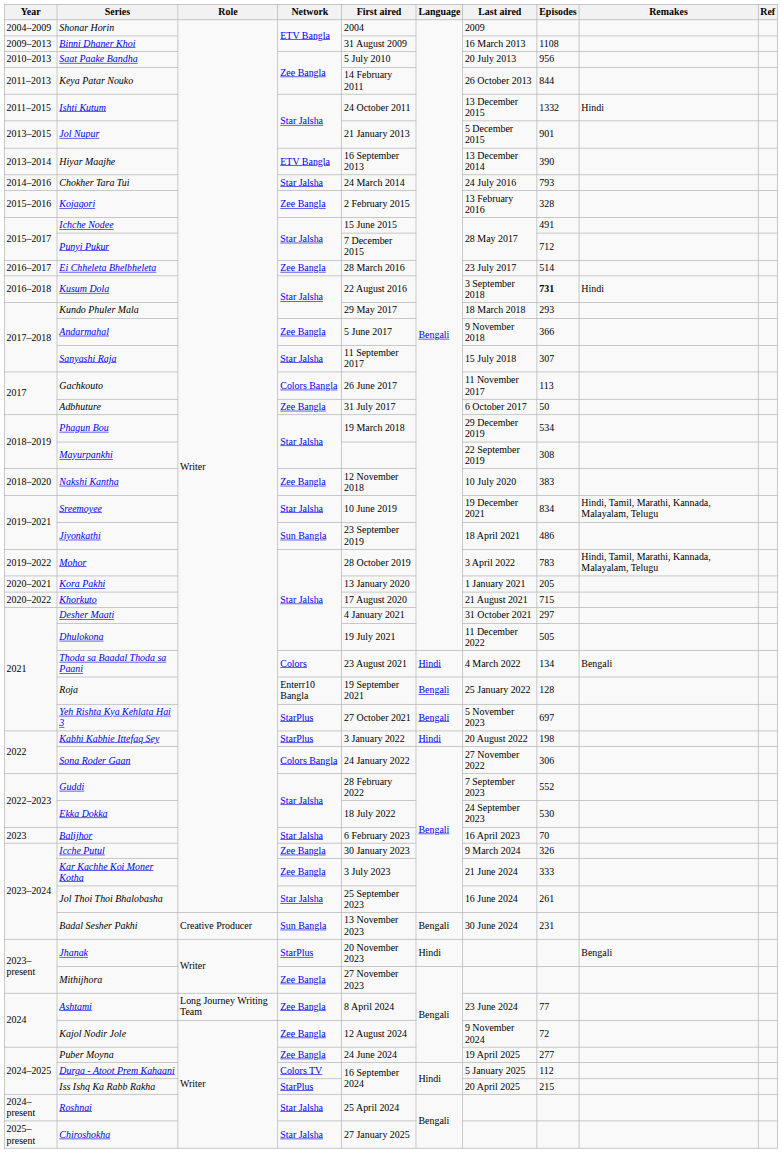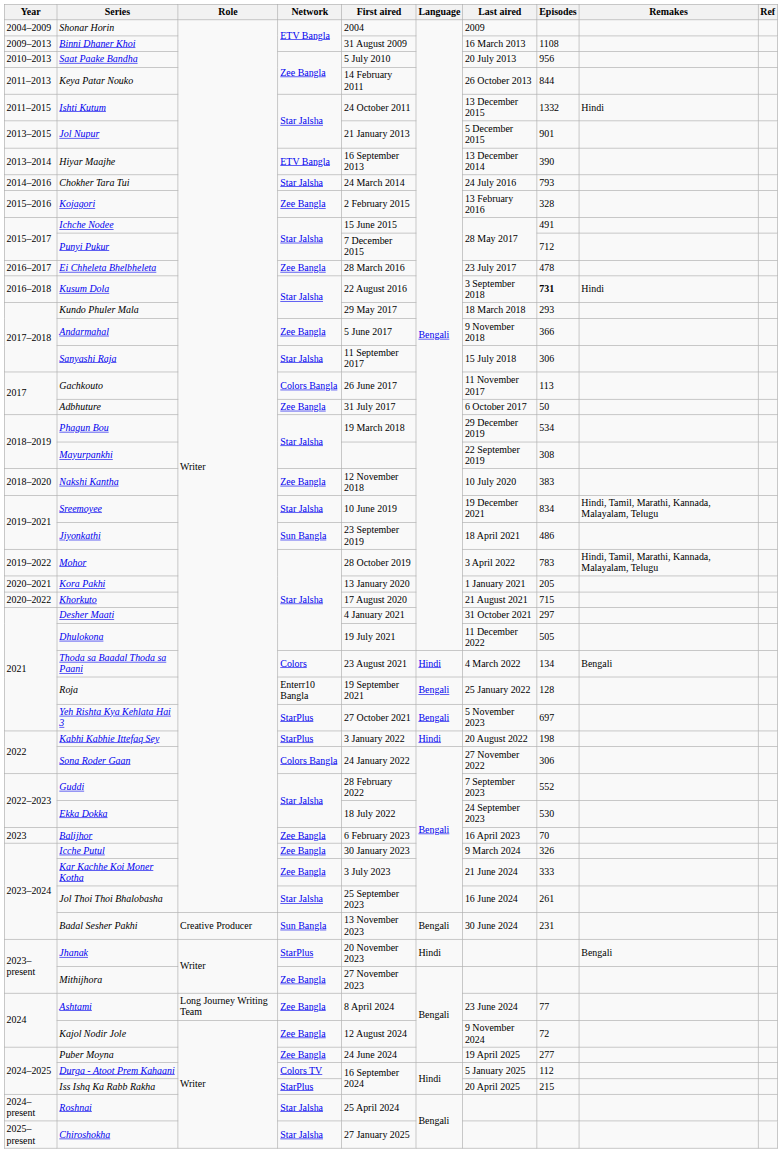(547, 268) 514 -> (547, 268) 478
(547, 358) 307 -> (547, 358) 306
(302, 835) Star Jalsha -> (303, 835) Zee Bangla
